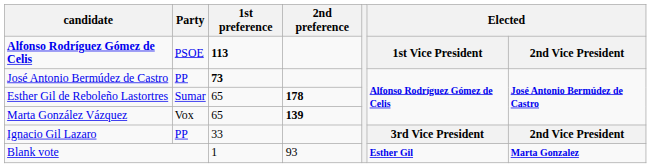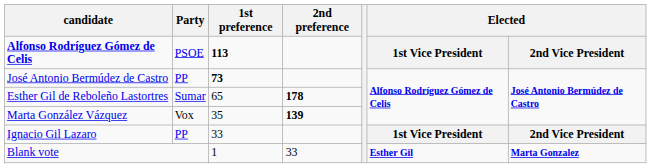(217, 115) 65 -> (217, 115) 35
(437, 134) 3rd Vice President -> (437, 134) 1st Vice President
(292, 153) 93 -> (292, 153) 33
